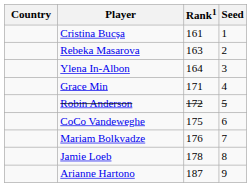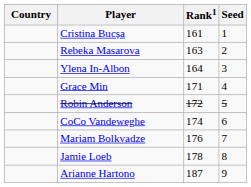(194, 121) 175 -> (194, 121) 174
